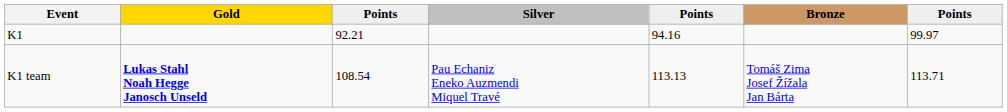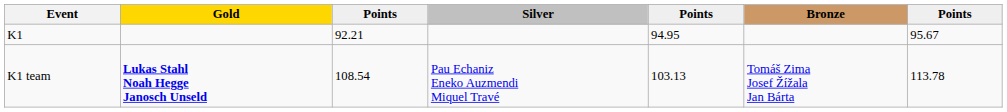(666, 34) 94.16 -> (665, 34) 94.95
(924, 34) 99.97 -> (925, 34) 95.67
(669, 75) 113.13 -> (668, 75) 103.13
(927, 75) 113.71 -> (927, 75) 113.78
